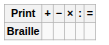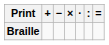+ column: (80, 13)
